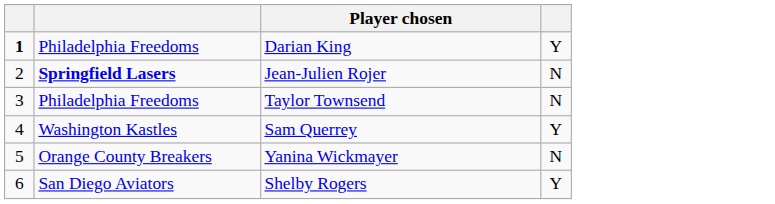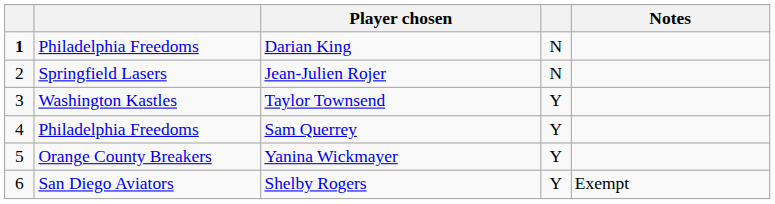+ column: (670, 18)
(556, 45) Y -> (556, 45) N
(107, 73) bold -> (103, 73) normal
(119, 101) Philadelphia Freedoms -> (108, 101) Washington Kastles
(556, 101) N -> (556, 101) Y
(108, 128) Washington Kastles -> (119, 128) Philadelphia Freedoms
(556, 156) N -> (556, 156) Y
